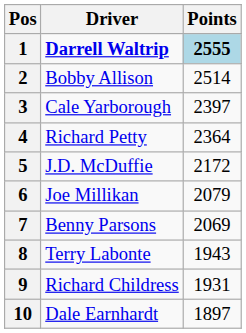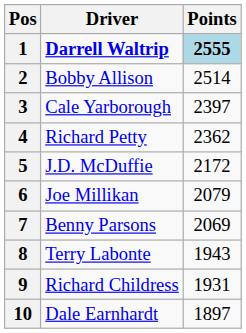(212, 136) 2364 -> (212, 136) 2362
